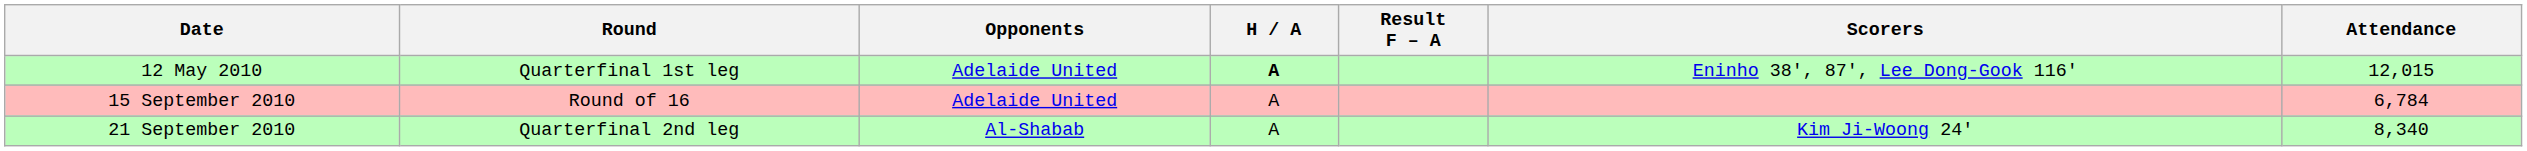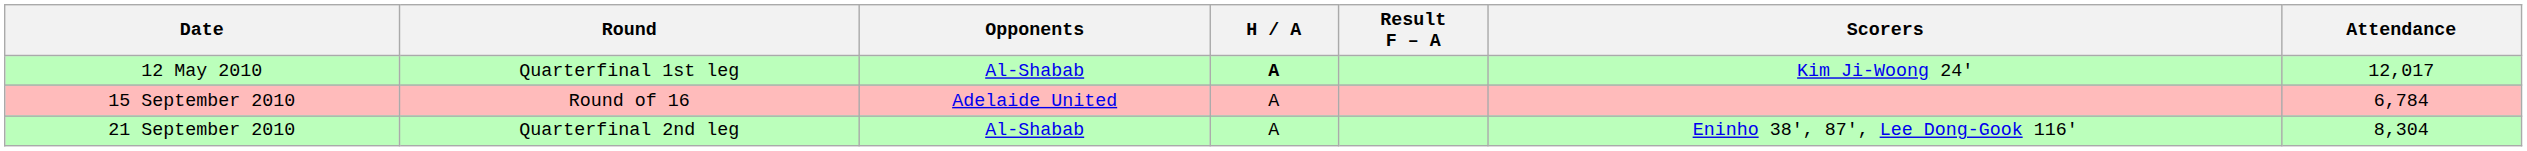(1035, 71) Adelaide United -> (1035, 71) Al-Shabab
(1885, 71) Eninho 38', 87', Lee Dong-Gook 116' -> (1885, 71) Kim Ji-Woong 24'
(2401, 71) 12,015 -> (2401, 71) 12,017
(1885, 130) Kim Ji-Woong 24' -> (1885, 130) Eninho 38', 87', Lee Dong-Gook 116'
(2401, 130) 8,340 -> (2401, 130) 8,304
